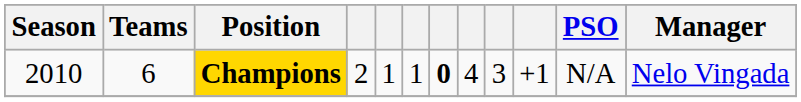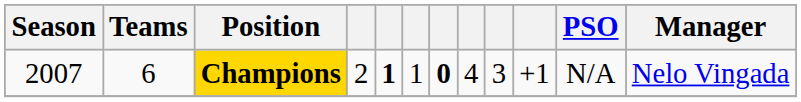(54, 72) 2010 -> (54, 72) 2007
(389, 72) normal -> (389, 72) bold
